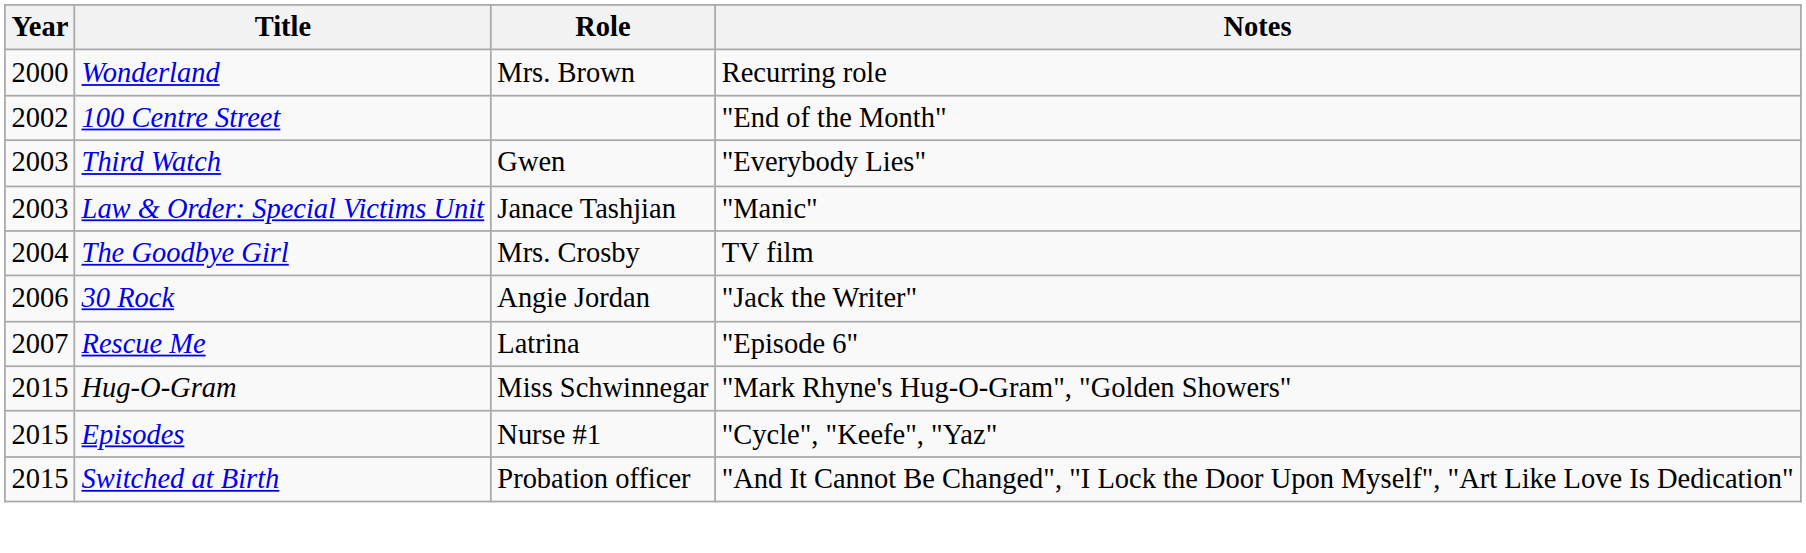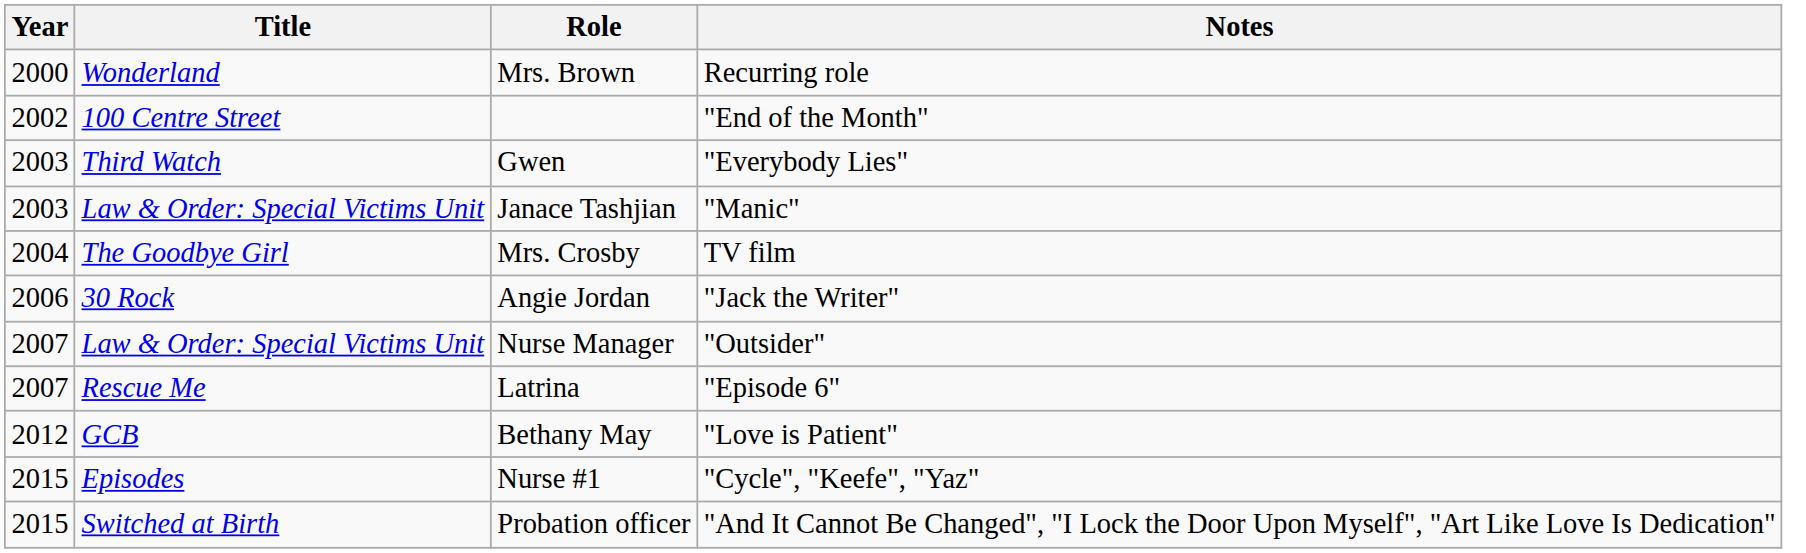+ row: (585, 343)
+ row: (574, 433)
- row: (603, 388)
